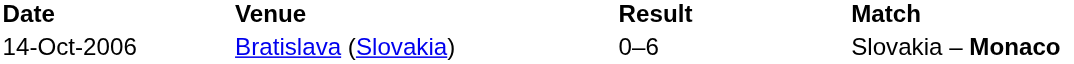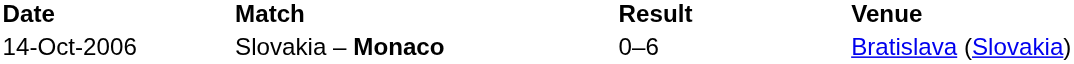columns swapped: (886, 13) <-> (271, 13)
